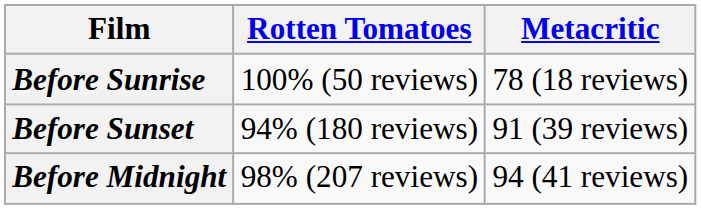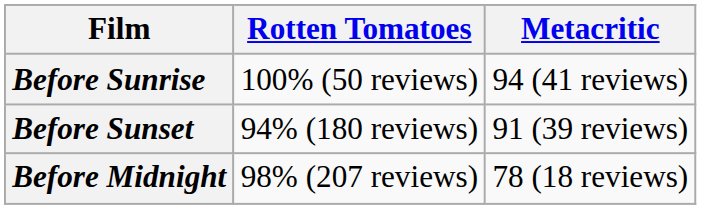(590, 78) 78 (18 reviews) -> (590, 78) 94 (41 reviews)
(590, 177) 94 (41 reviews) -> (590, 177) 78 (18 reviews)
